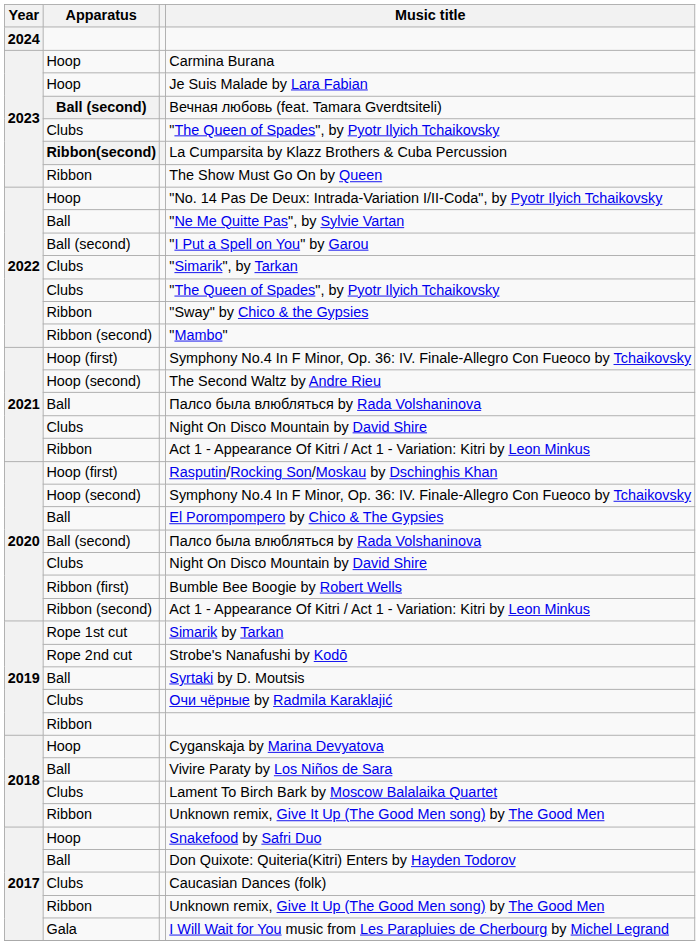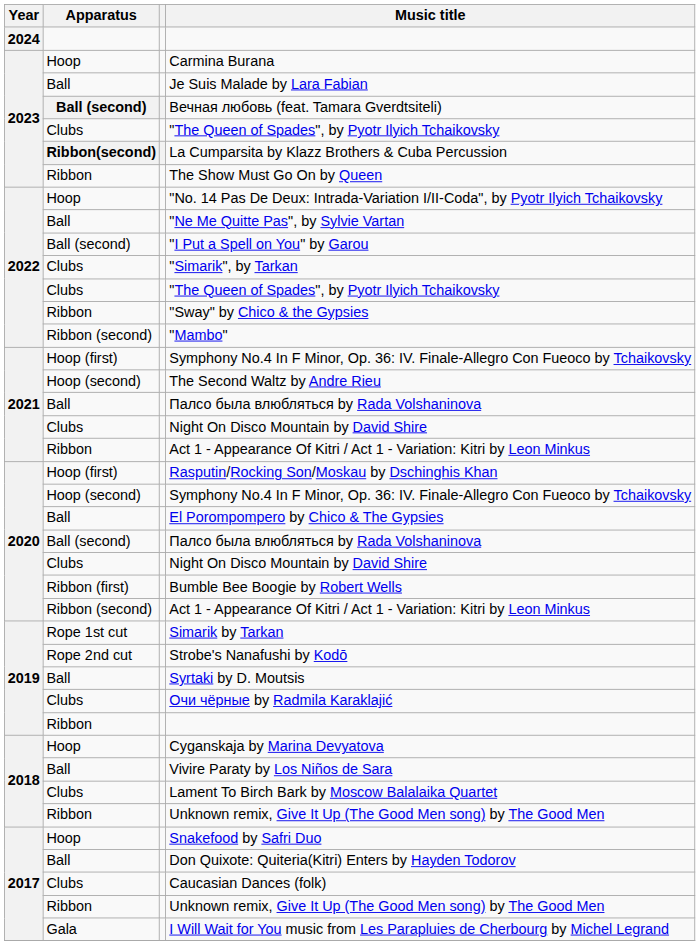(64, 84) Hoop -> (58, 84) Ball
